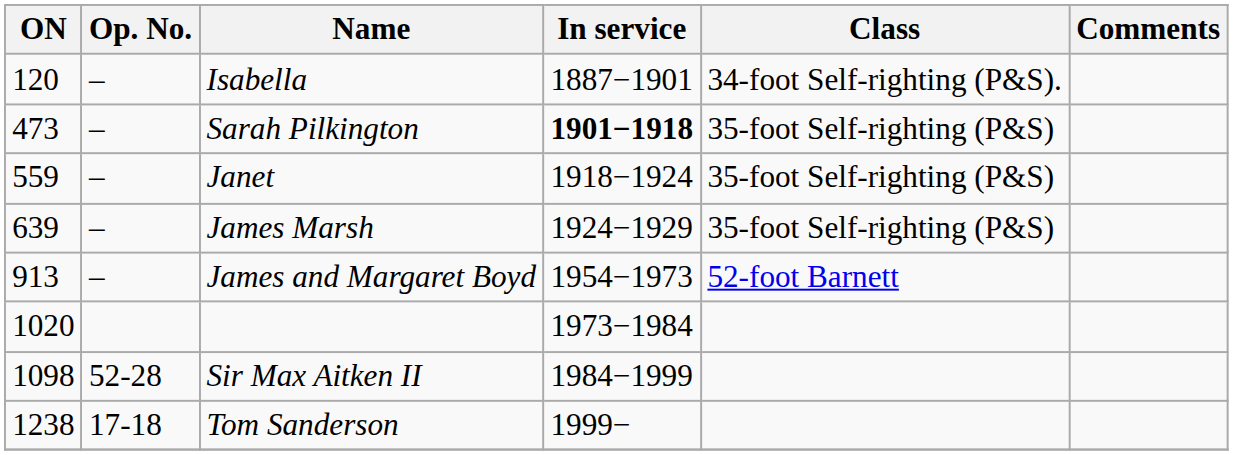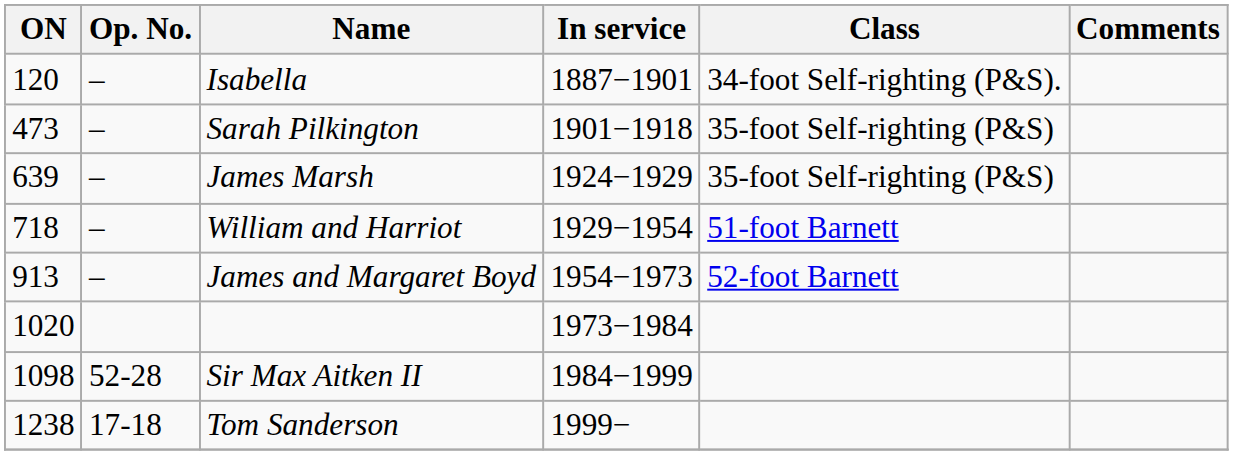(622, 128) bold -> (622, 128) normal
- row: (36, 177)
+ row: (36, 227)
